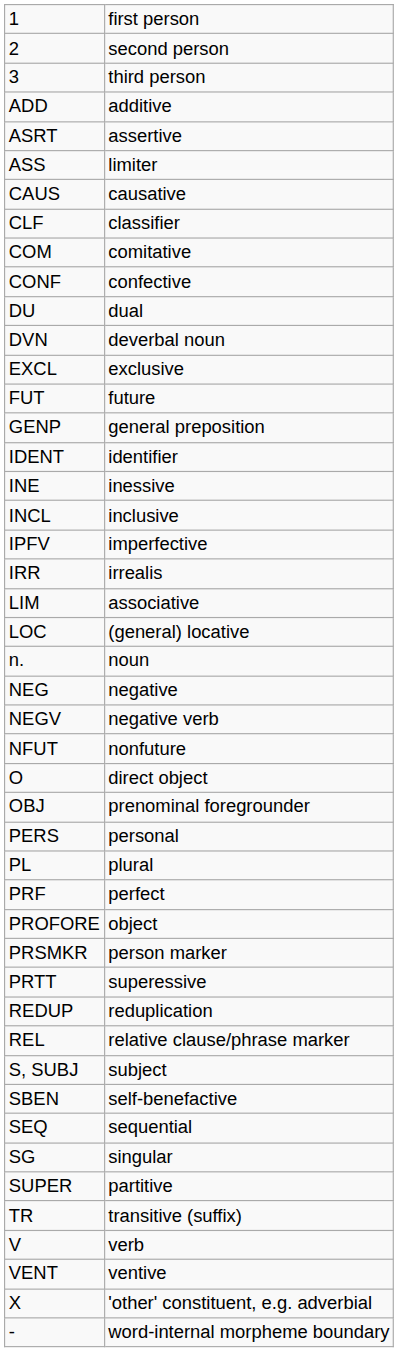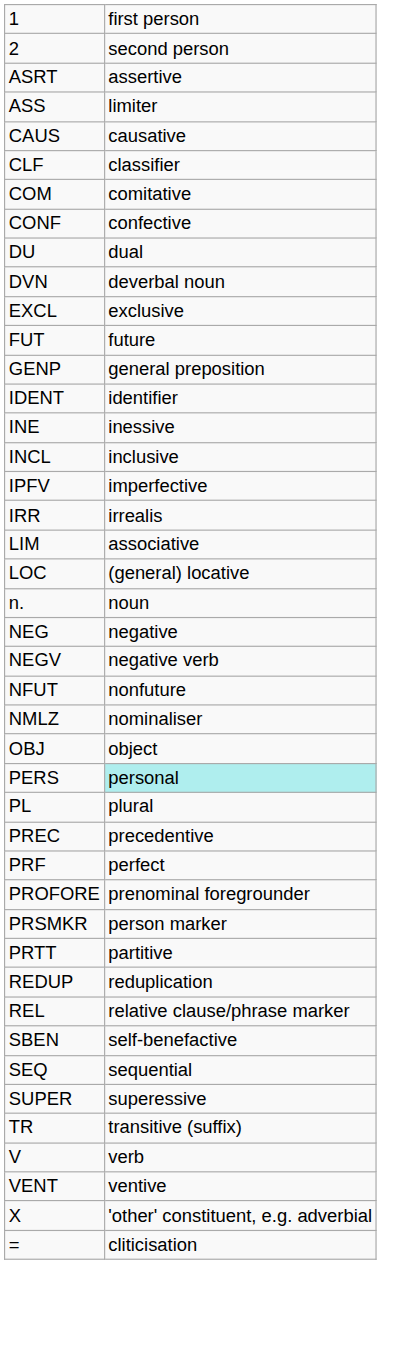- row: (14, 77)
- row: (28, 106)
+ row: (34, 719)
- row: (16, 777)
(209, 806) prenominal foregrounder -> (133, 748) object
(144, 836) no background -> (144, 777) paleturquoise background
+ row: (34, 836)
(133, 923) object -> (209, 894) prenominal foregrounder
(157, 982) superessive -> (141, 952) partitive
- row: (44, 1069)
- row: (22, 1157)
(141, 1186) partitive -> (157, 1098) superessive
+ row: (14, 1244)
- row: (12, 1332)
